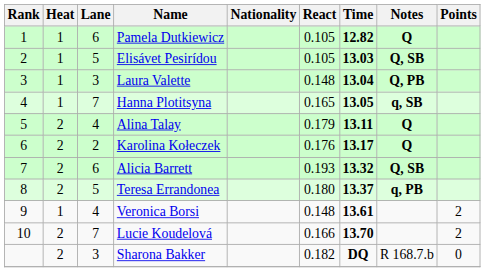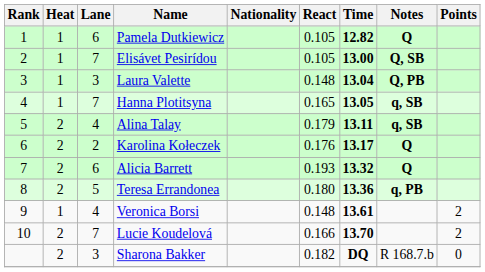(96, 59) 5 -> (96, 59) 7
(358, 59) 13.03 -> (358, 59) 13.00
(407, 124) Q -> (407, 124) q, SB
(407, 168) Q, SB -> (407, 168) Q
(358, 189) 13.37 -> (358, 189) 13.36
